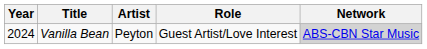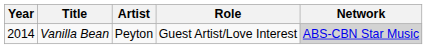(21, 33) 2024 -> (21, 33) 2014
